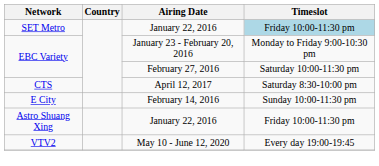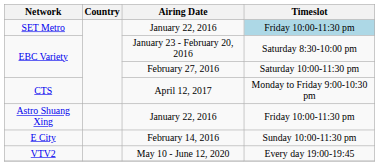(309, 48) Monday to Friday 9:00-10:30 pm -> (309, 48) Saturday 8:30-10:00 pm
(309, 85) Saturday 8:30-10:00 pm -> (309, 90) Monday to Friday 9:00-10:30 pm
rows swapped: (43, 121) <-> (43, 100)
